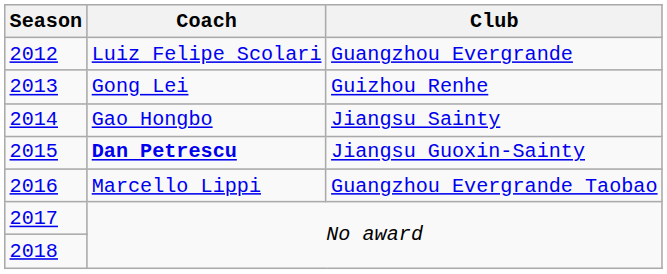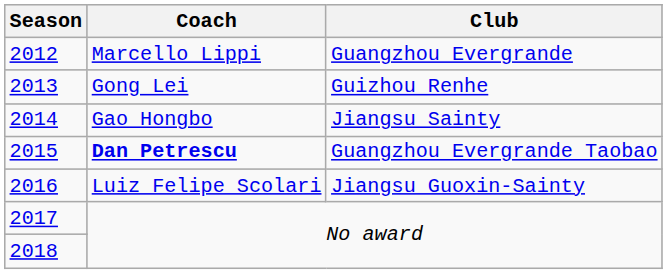(207, 54) Luiz Felipe Scolari -> (176, 54) Marcello Lippi
(458, 153) Jiangsu Guoxin-Sainty -> (494, 153) Guangzhou Evergrande Taobao
(176, 185) Marcello Lippi -> (207, 185) Luiz Felipe Scolari
(494, 185) Guangzhou Evergrande Taobao -> (458, 185) Jiangsu Guoxin-Sainty
